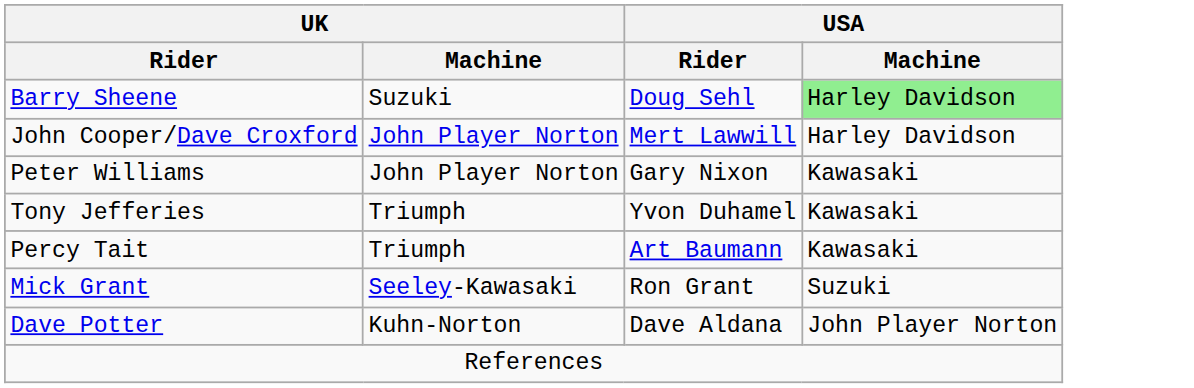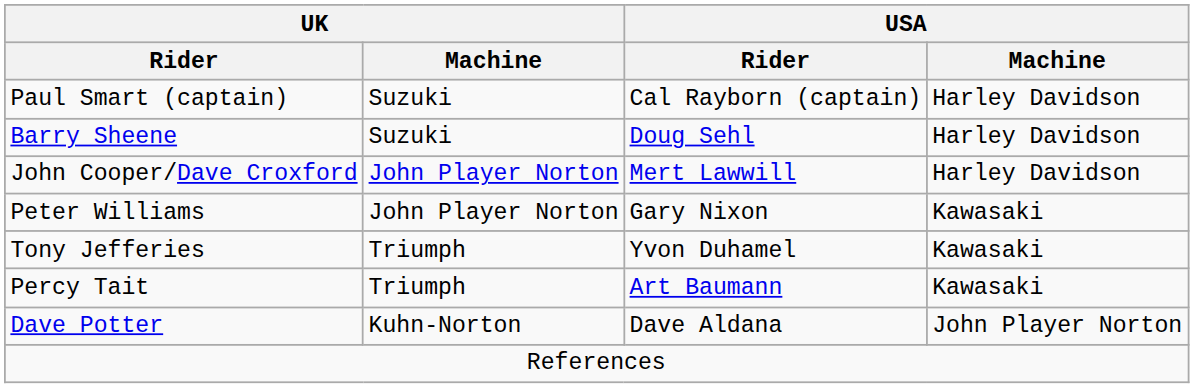+ row: (149, 99)
(911, 99) lightgreen background -> (1036, 137) no background
- row: (80, 288)
